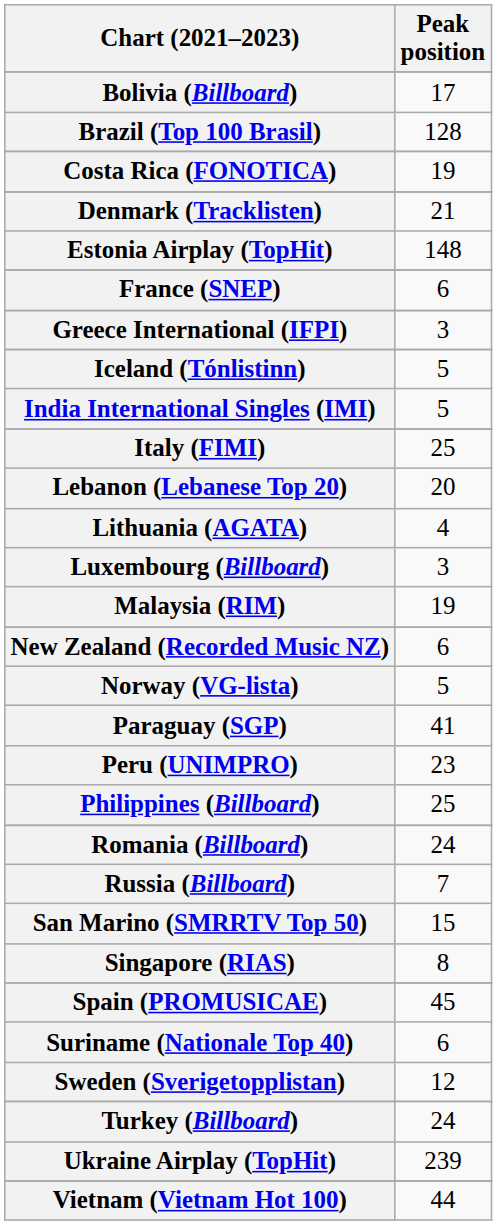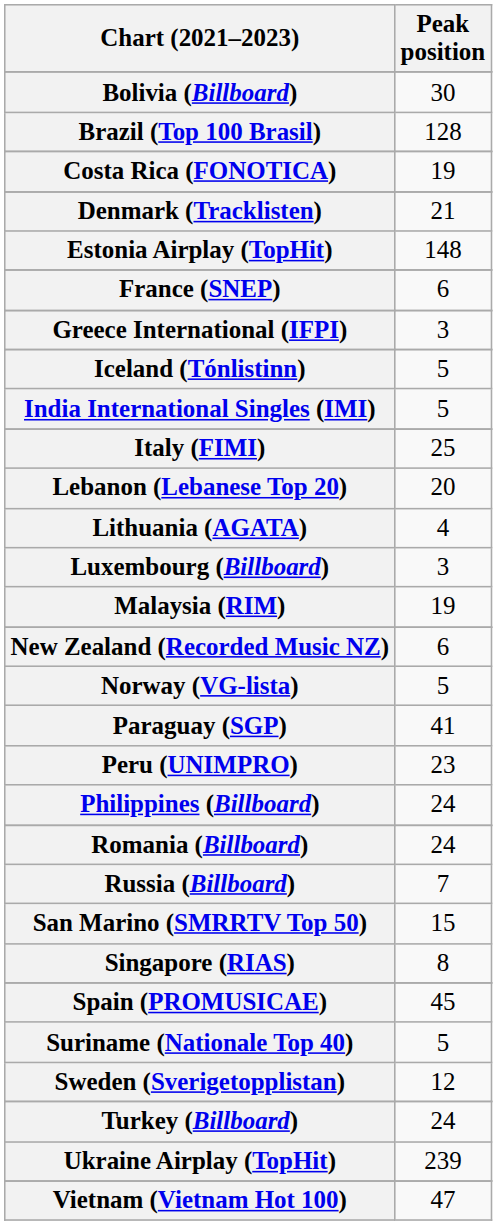(443, 91) 17 -> (443, 91) 30
(443, 804) 25 -> (443, 804) 24
(443, 1041) 6 -> (443, 1041) 5
(443, 1200) 44 -> (443, 1200) 47
